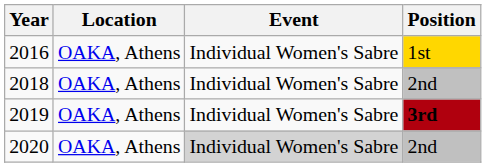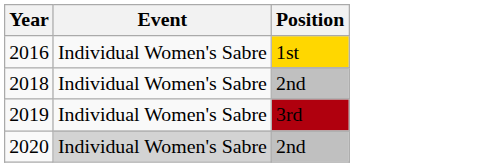- column: (119, 20)
(422, 114) bold -> (289, 114) normal
